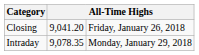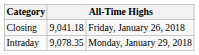(67, 27) 9,041.20 -> (67, 27) 9,041.18
